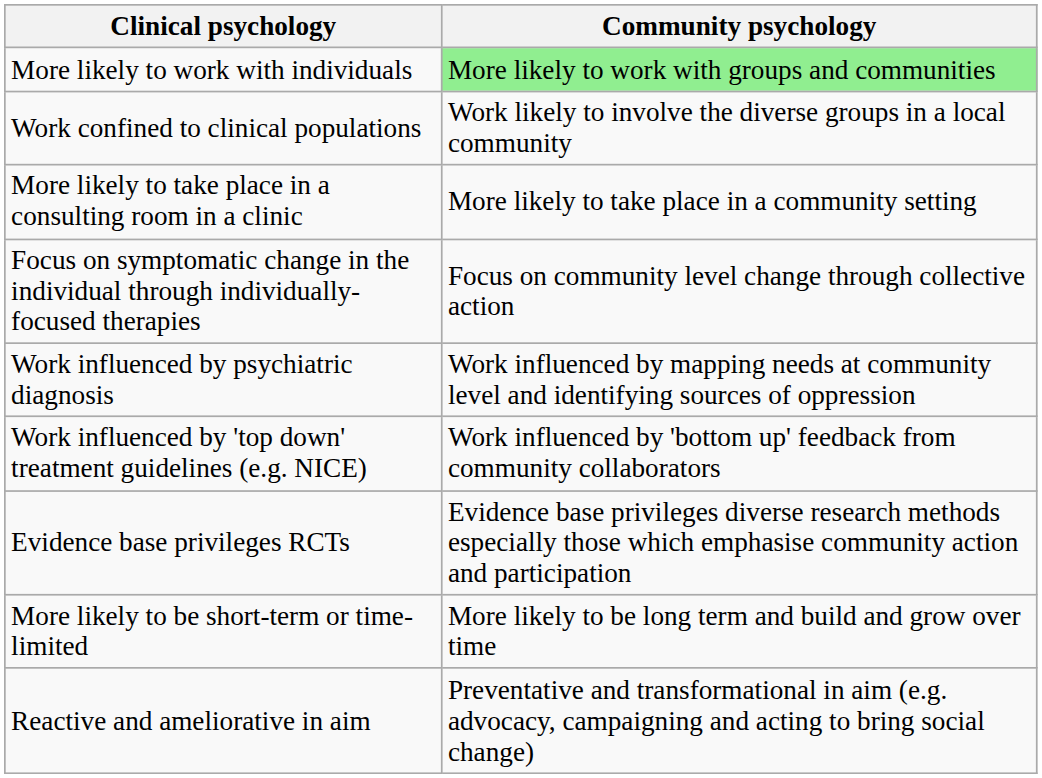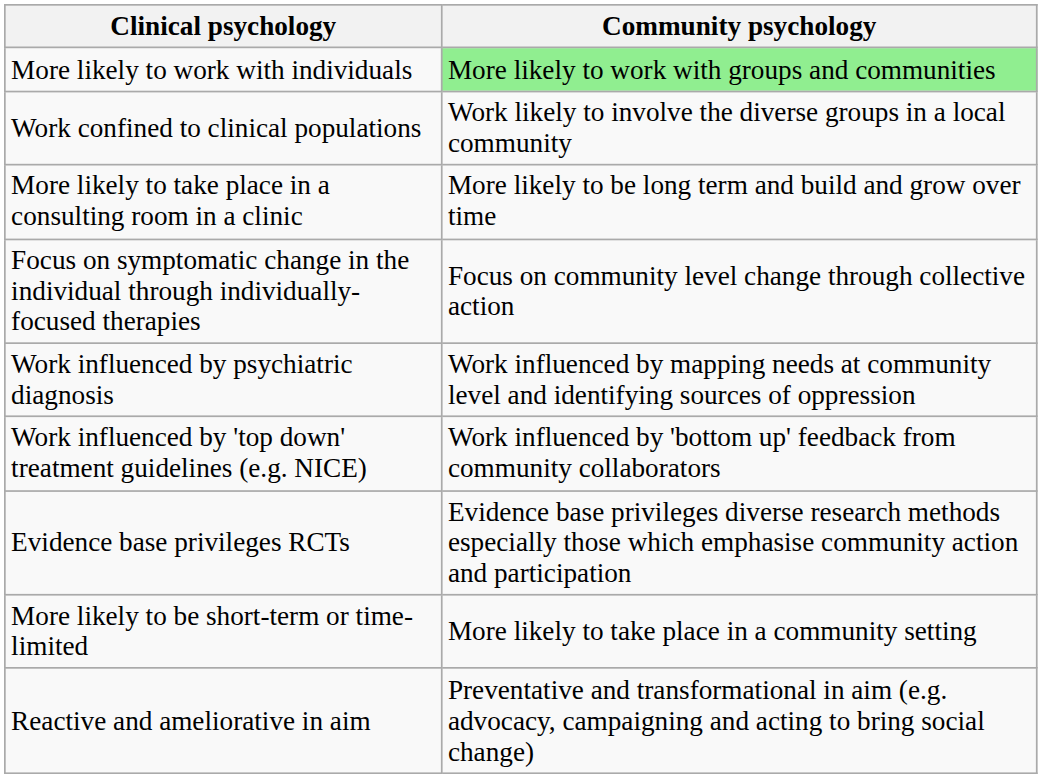(712, 201) More likely to take place in a community setting -> (734, 201) More likely to be long term and build and grow over time
(734, 631) More likely to be long term and build and grow over time -> (712, 631) More likely to take place in a community setting
